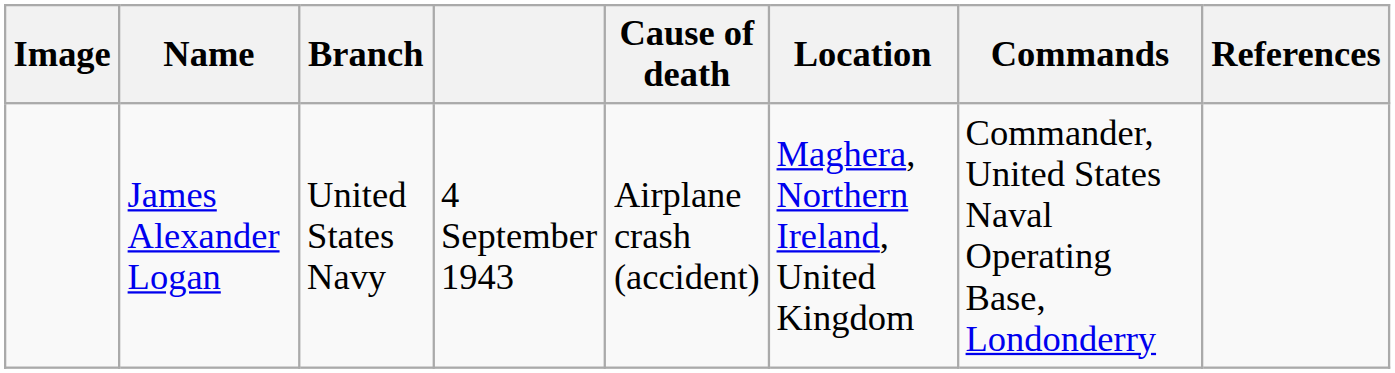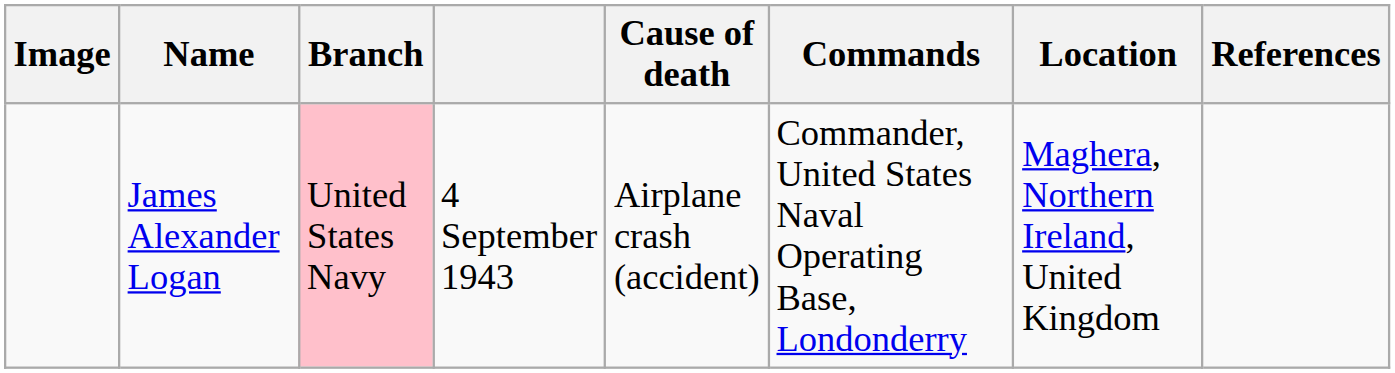columns swapped: (863, 53) <-> (1080, 53)
(357, 234) no background -> (357, 234) pink background
